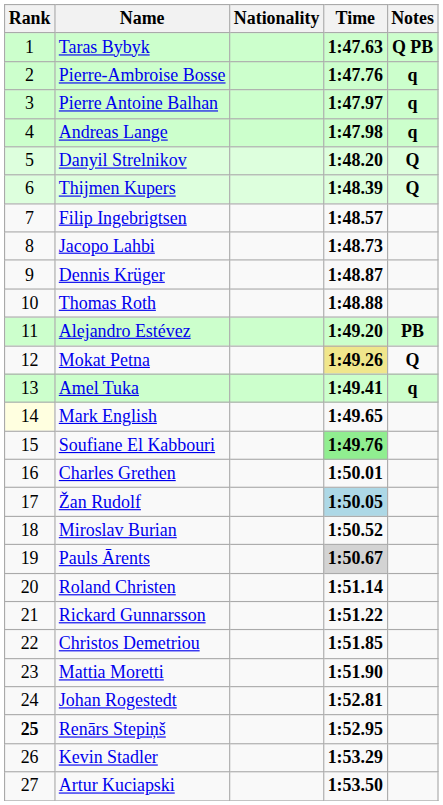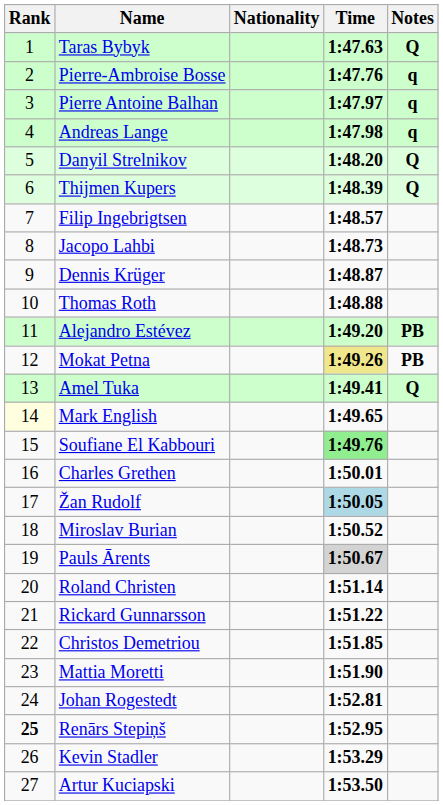(413, 47) Q PB -> (413, 47) Q
(413, 359) Q -> (413, 359) PB
(413, 388) q -> (413, 388) Q
